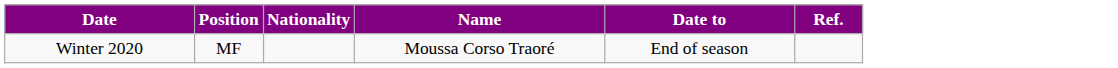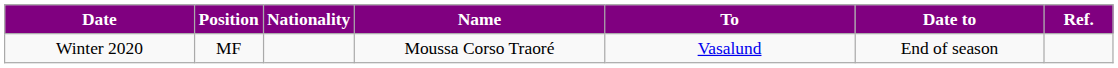+ column: (730, 19)
